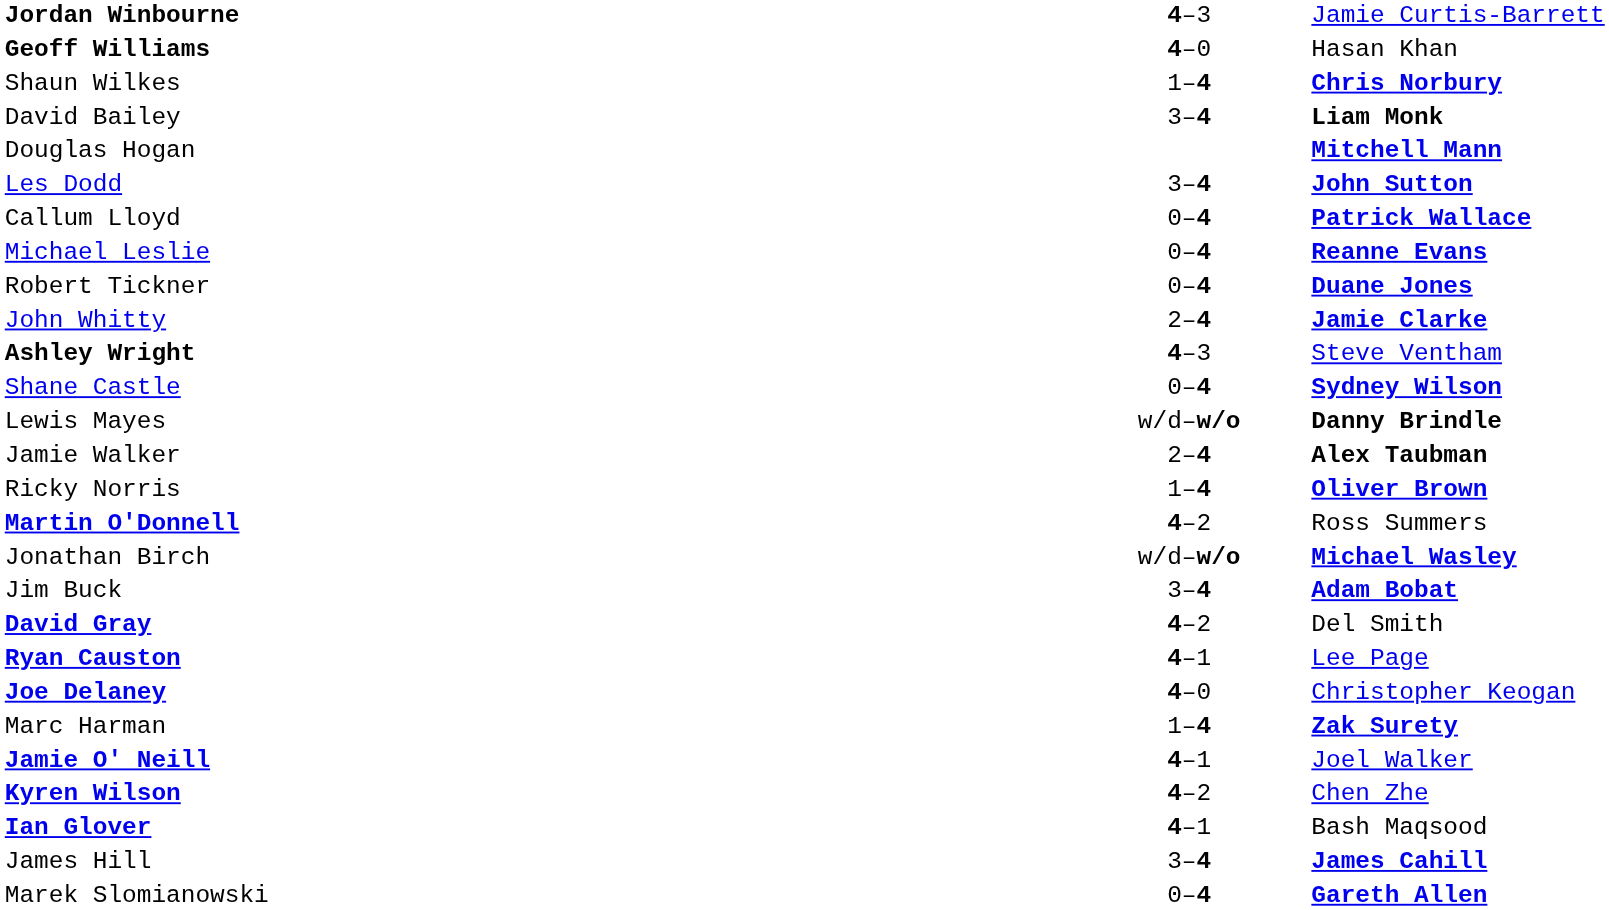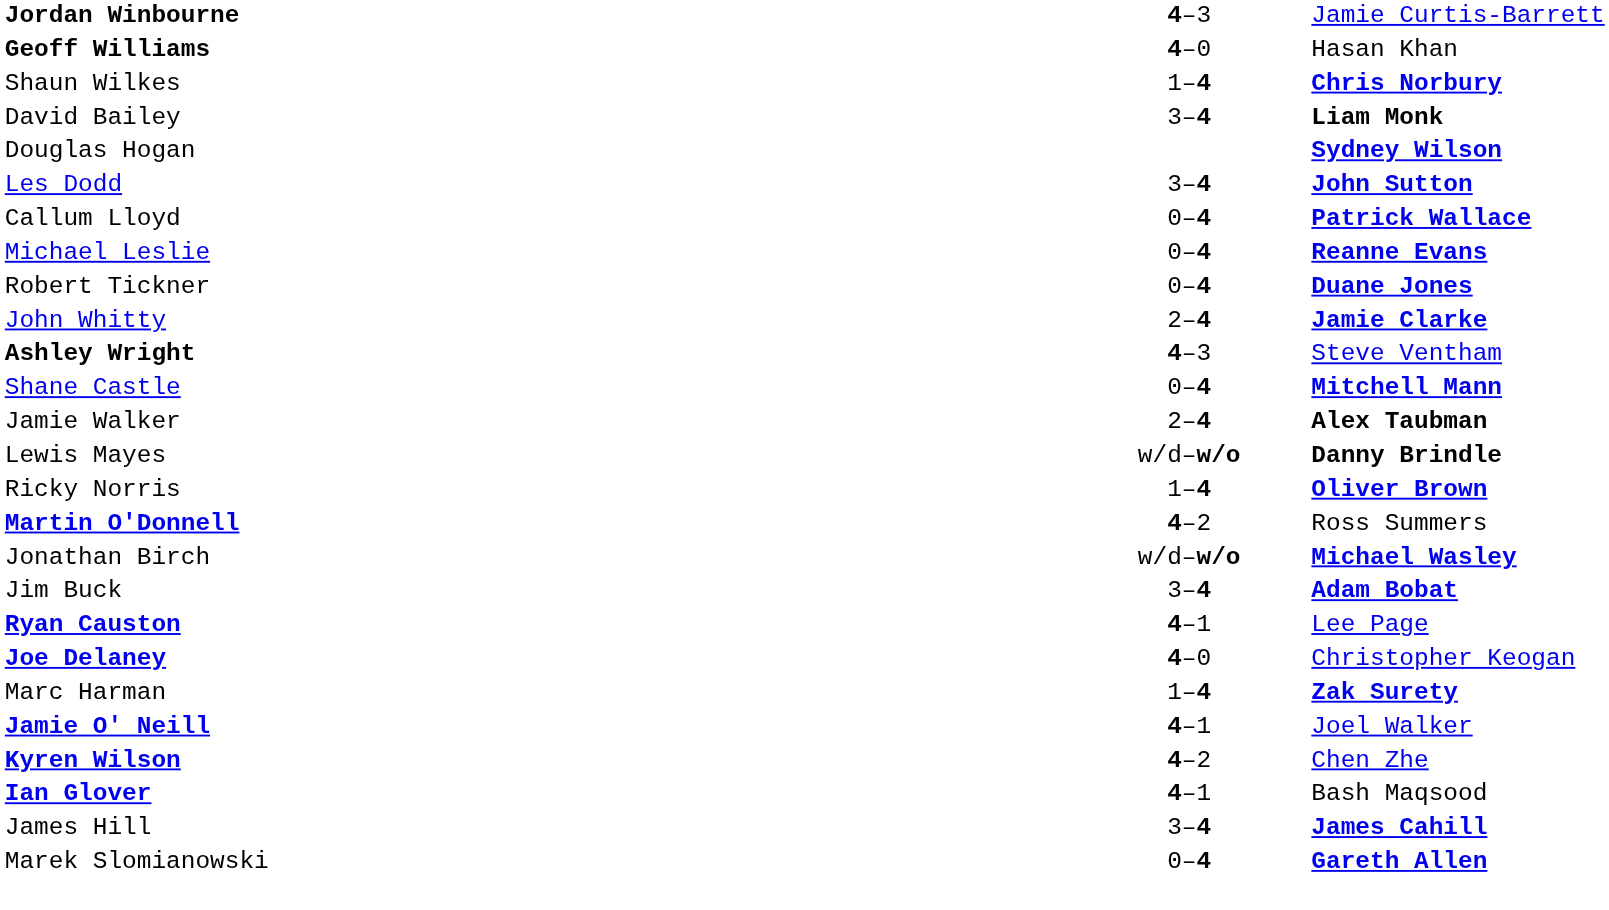(1407, 151) Mitchell Mann -> (1407, 151) Sydney Wilson
(1407, 388) Sydney Wilson -> (1407, 388) Mitchell Mann
rows swapped: (93, 455) <-> (85, 422)
- row: (78, 625)
